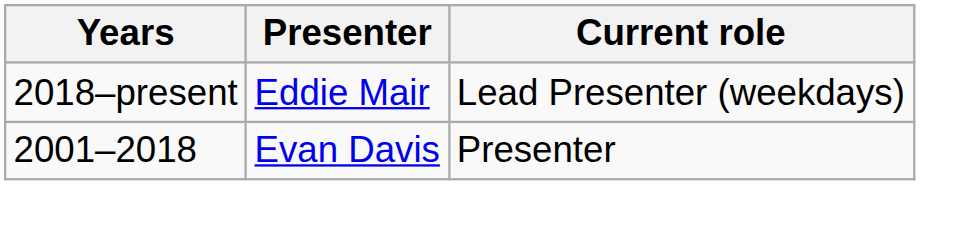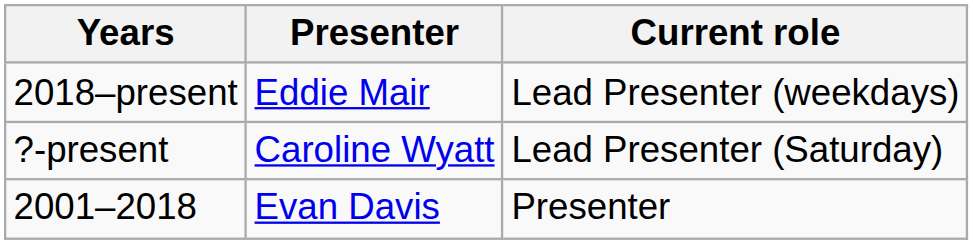+ row: (91, 149)
